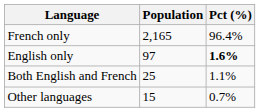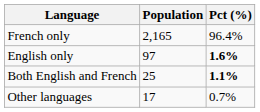(223, 76) normal -> (224, 76) bold
(149, 96) 15 -> (149, 96) 17
